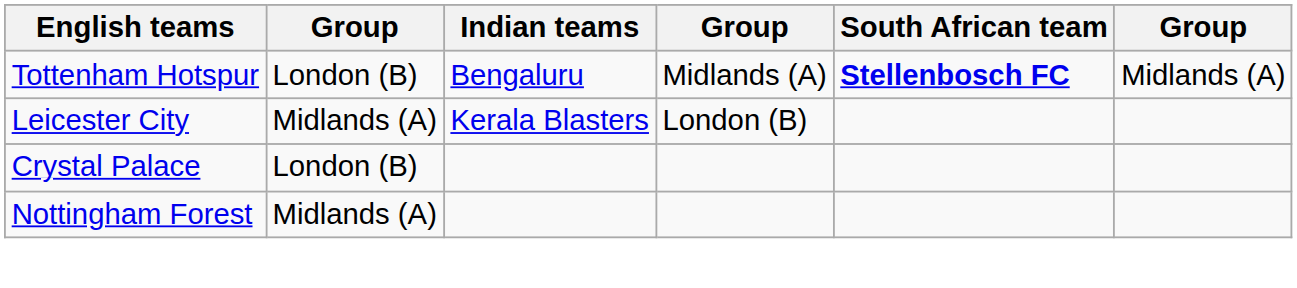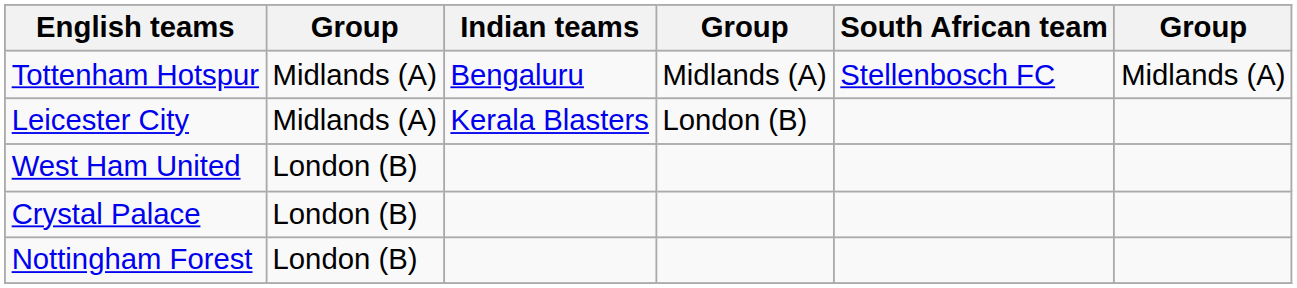(345, 74) London (B) -> (355, 74) Midlands (A)
(955, 74) bold -> (948, 74) normal
+ row: (126, 167)
(355, 213) Midlands (A) -> (345, 259) London (B)
